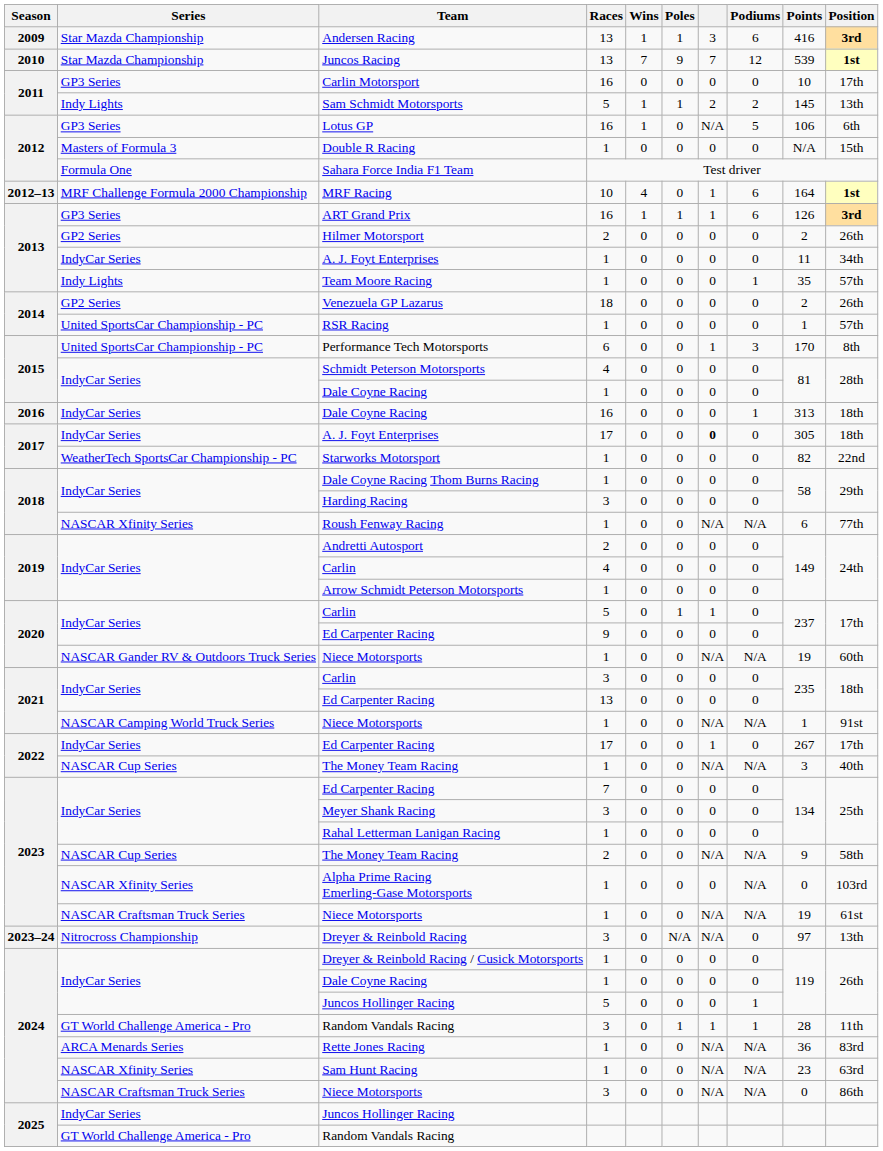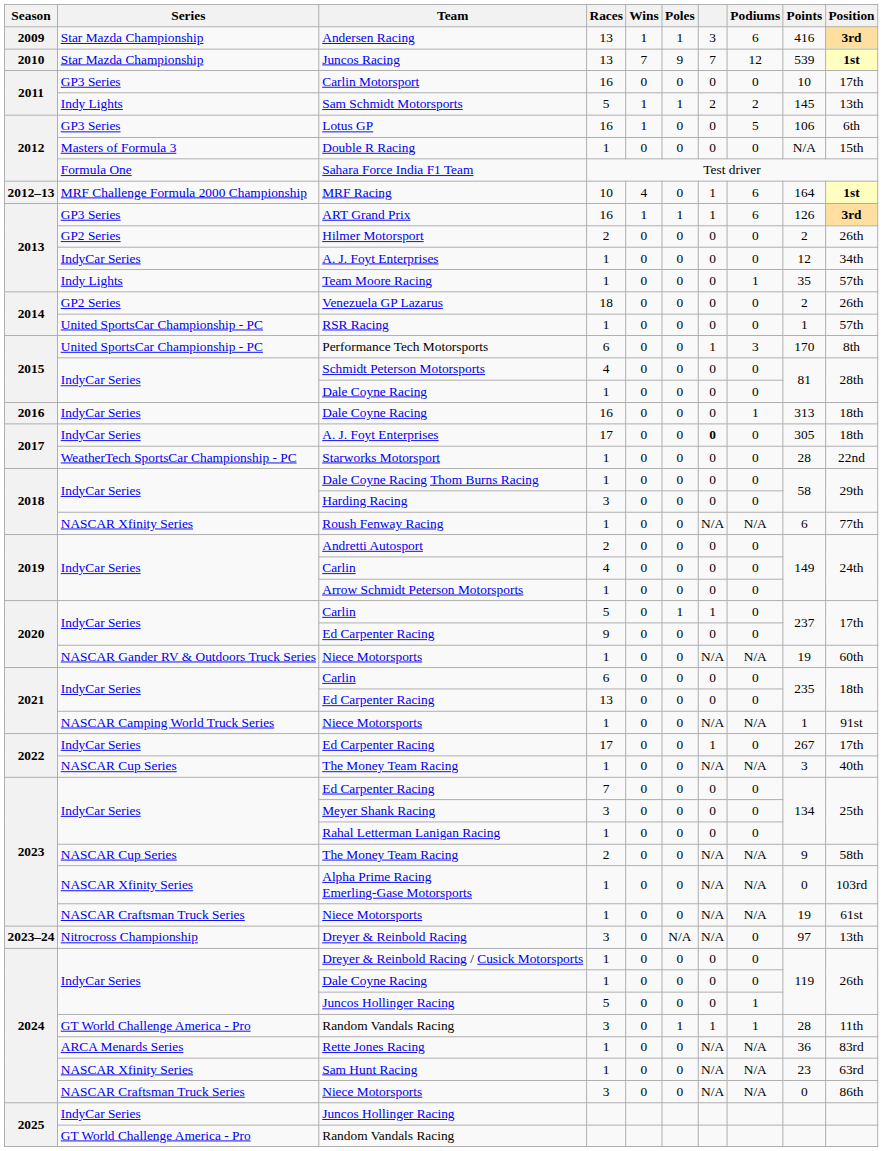(713, 126) N/A -> (713, 126) 0
(804, 258) 11 -> (804, 258) 12
(804, 457) 82 -> (804, 457) 28
(606, 678) 3 -> (606, 678) 6
(713, 885) 0 -> (713, 885) N/A
